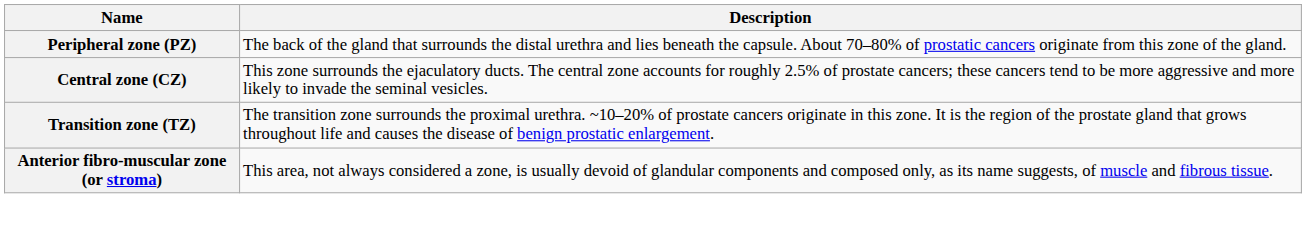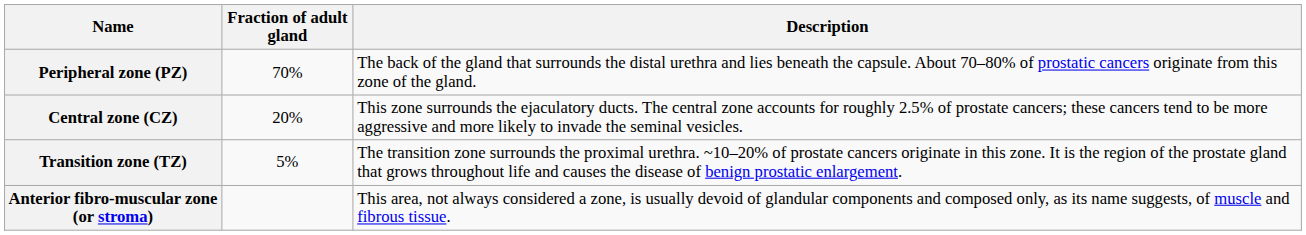+ column: (287, 27)
